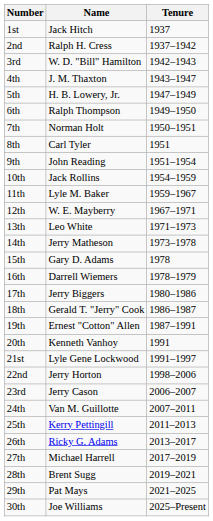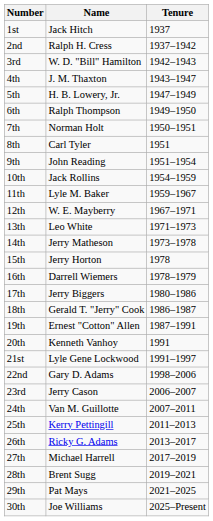(81, 260) Gary D. Adams -> (75, 260) Jerry Horton
(75, 375) Jerry Horton -> (81, 375) Gary D. Adams
